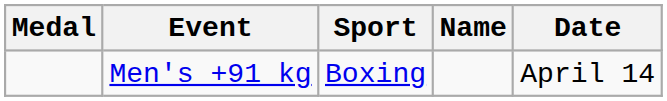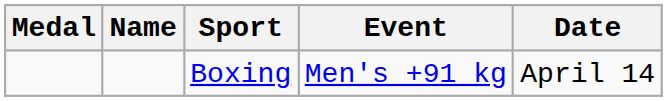columns swapped: (473, 28) <-> (210, 28)
